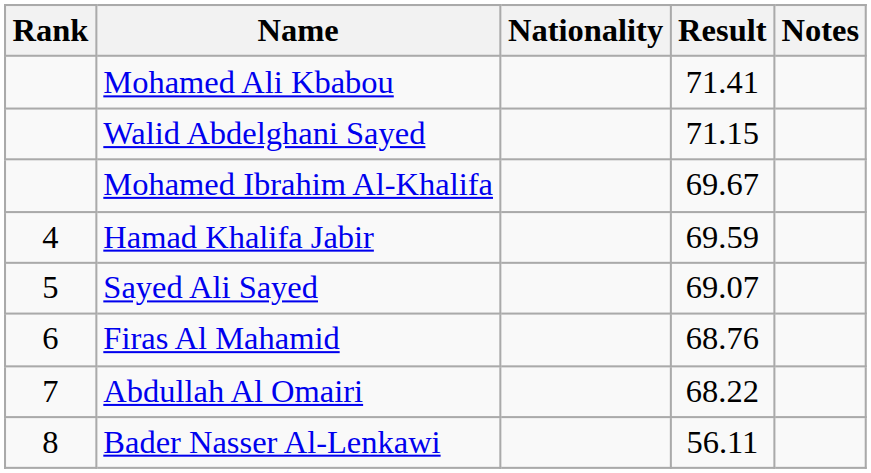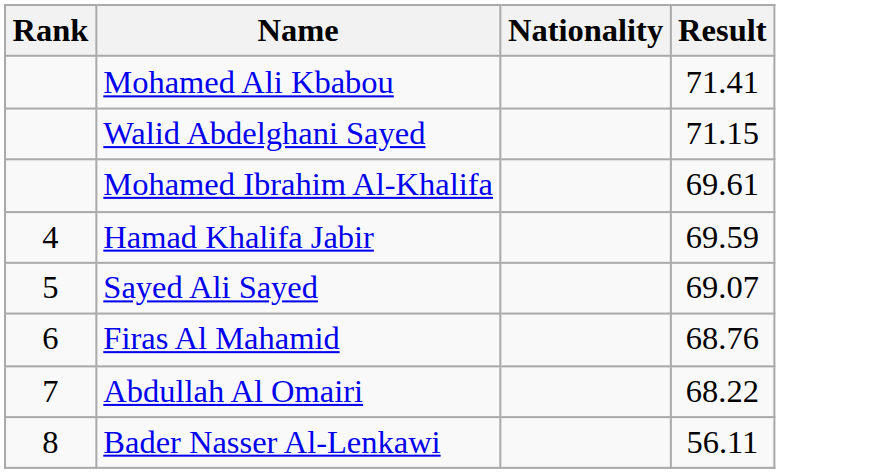- column: (820, 30)
(722, 184) 69.67 -> (722, 184) 69.61
